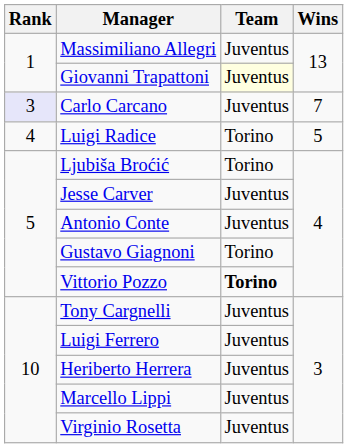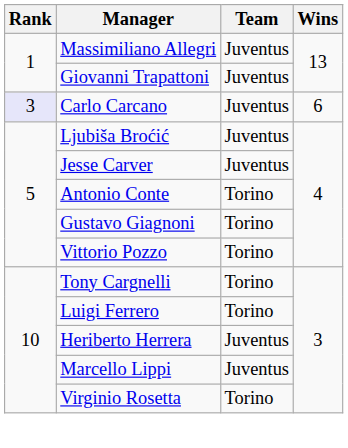(257, 77) lightyellow background -> (257, 77) no background
(318, 106) 7 -> (318, 106) 6
- row: (108, 135)
(249, 164) Torino -> (257, 135) Juventus
(257, 223) Juventus -> (249, 194) Torino
(251, 281) bold -> (249, 252) normal
(257, 310) Juventus -> (249, 281) Torino
(257, 340) Juventus -> (249, 310) Torino
(257, 427) Juventus -> (249, 398) Torino
